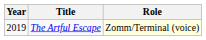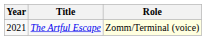(16, 27) 2019 -> (16, 27) 2021
